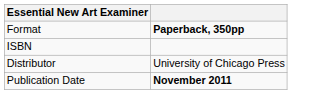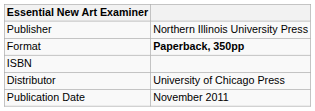+ row: (29, 30)
(192, 81) bold -> (191, 98) normal
